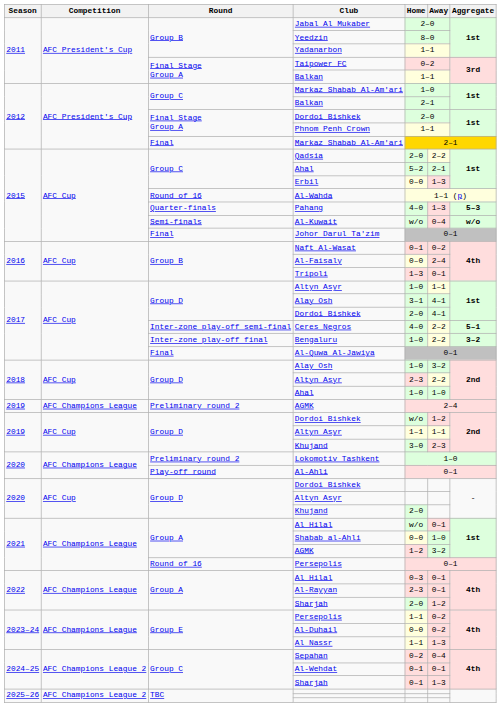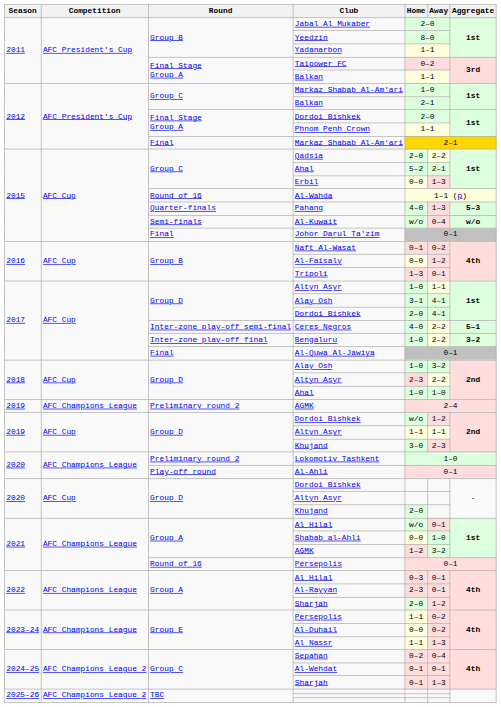(439, 261) 2–4 -> (439, 261) 1–2
